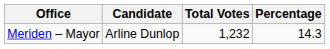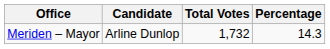(234, 33) 1,232 -> (234, 33) 1,732
